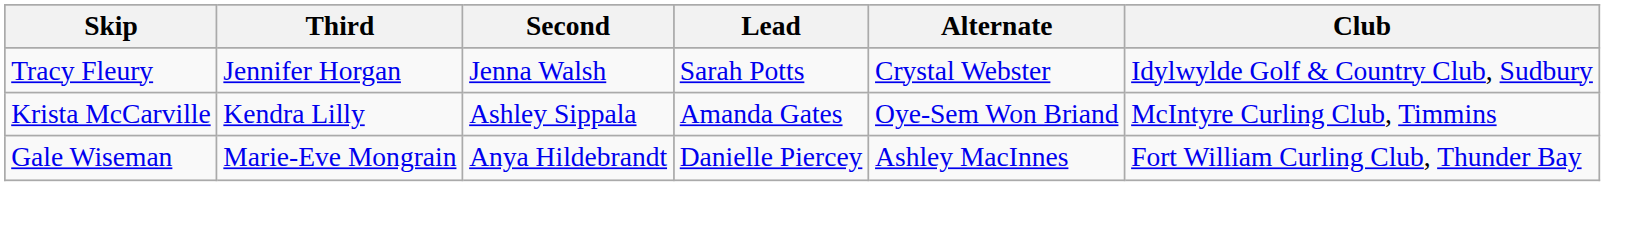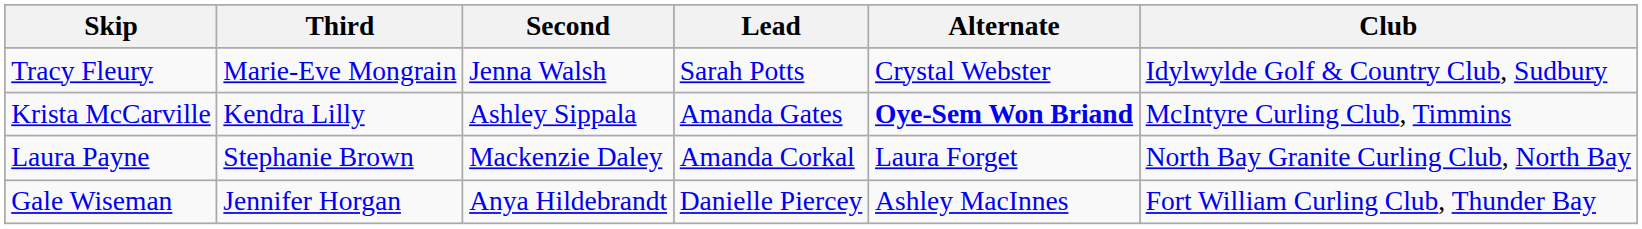(312, 69) Jennifer Horgan -> (340, 69) Marie-Eve Mongrain
(997, 113) normal -> (1004, 113) bold
+ row: (80, 157)
(340, 157) Marie-Eve Mongrain -> (312, 200) Jennifer Horgan
